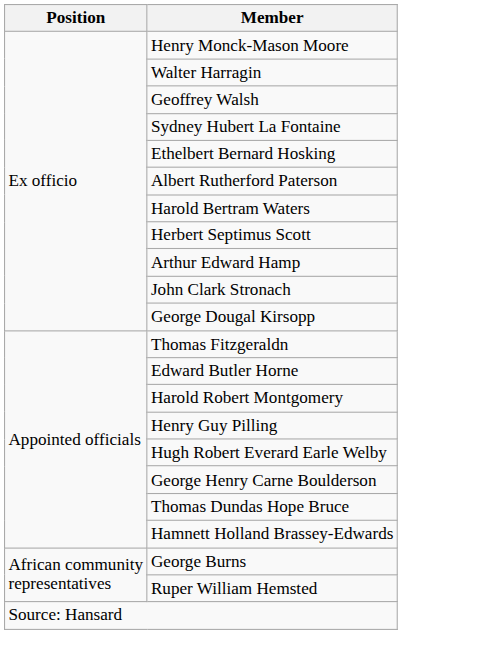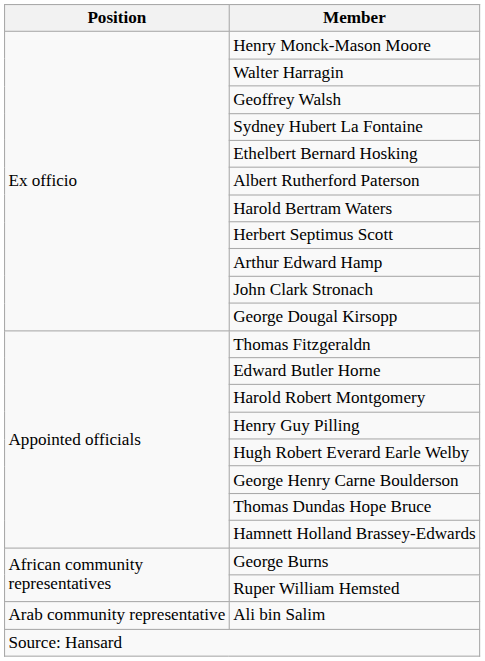+ row: (279, 615)
